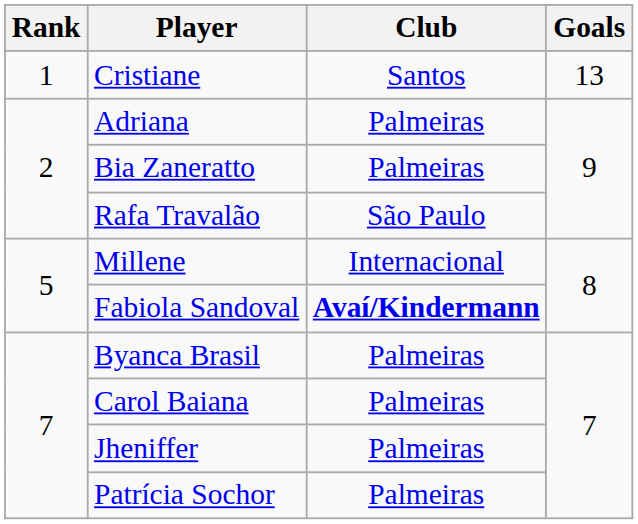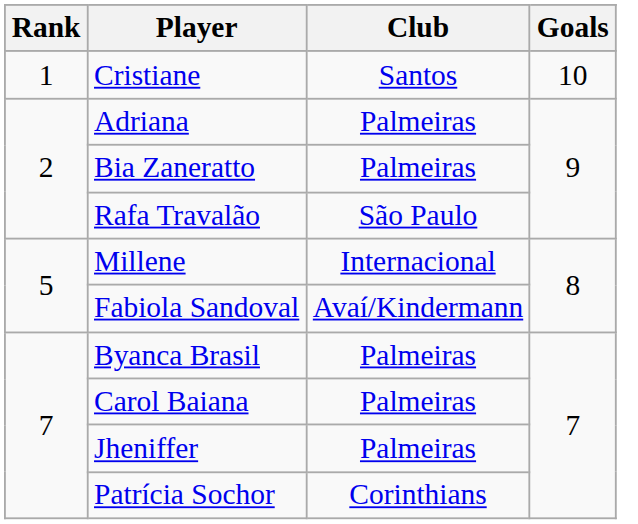(589, 74) 13 -> (573, 74) 10
(426, 307) bold -> (418, 307) normal
(426, 494) Palmeiras -> (418, 494) Corinthians
